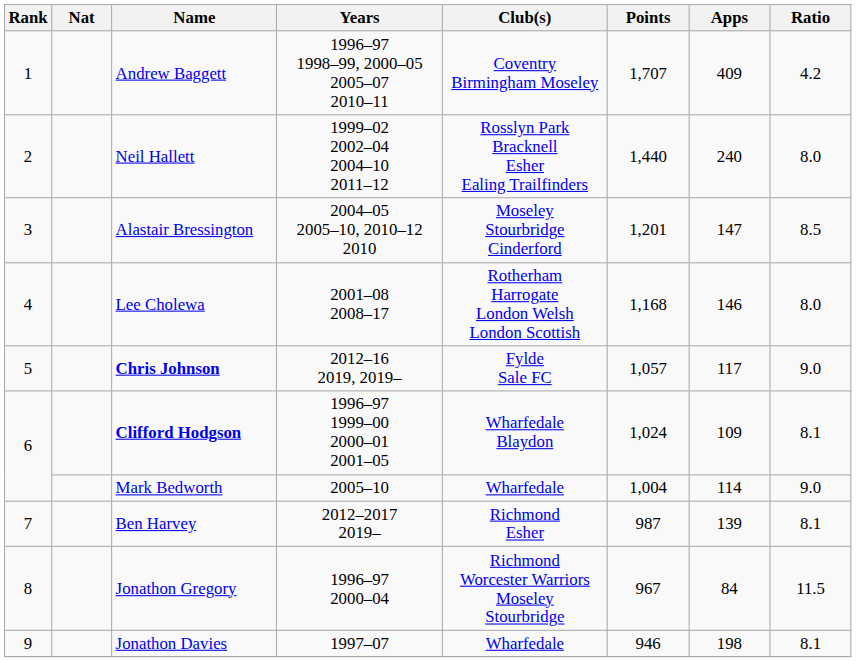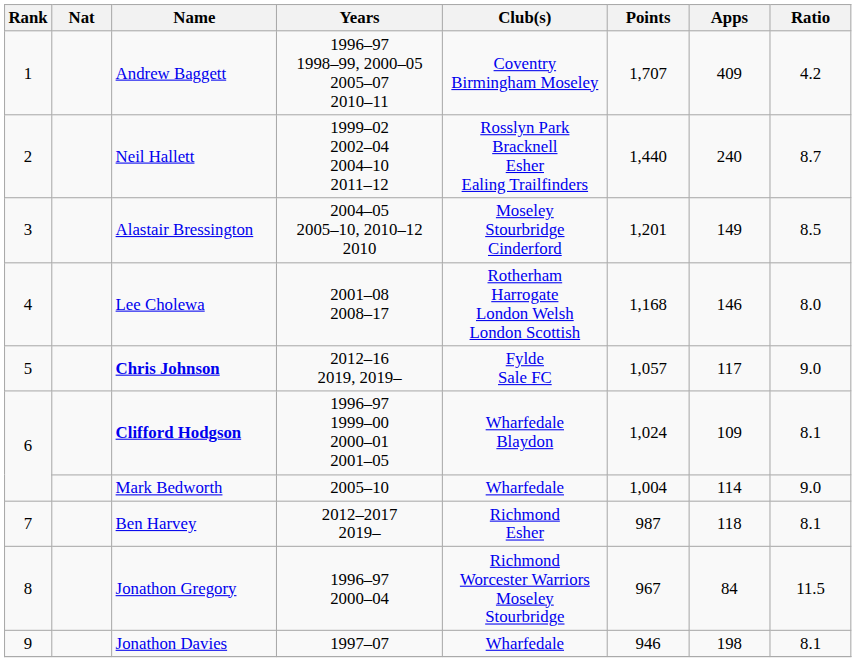(811, 156) 8.0 -> (811, 156) 8.7
(729, 230) 147 -> (729, 230) 149
(729, 523) 139 -> (729, 523) 118
